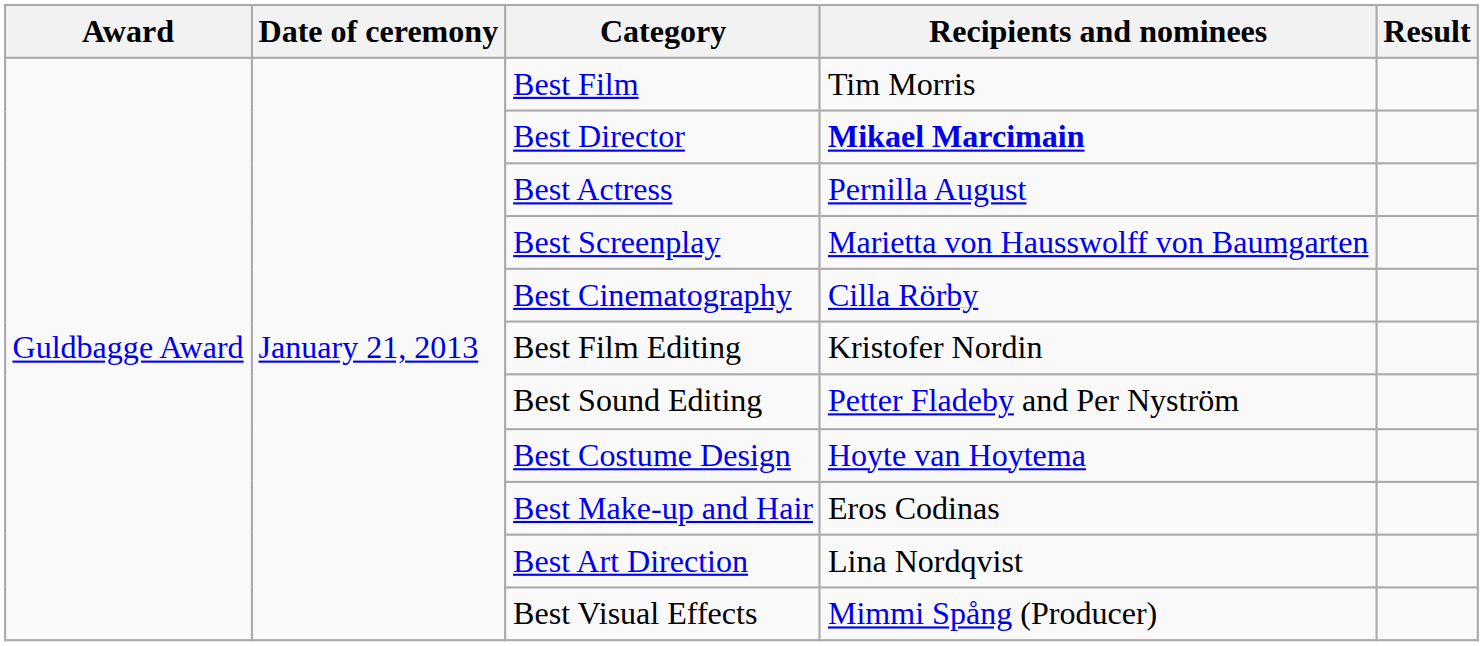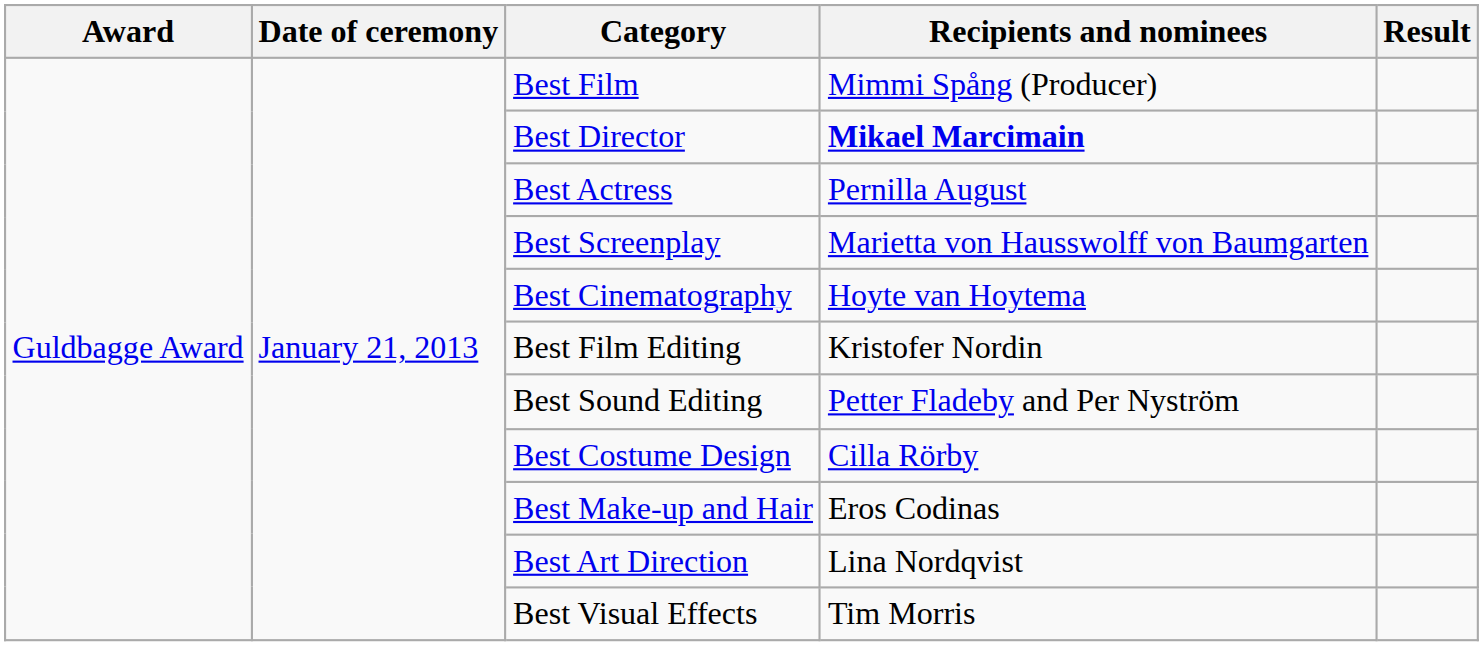(902, 84) Tim Morris -> (993, 84) Mimmi Spång (Producer)
(903, 295) Cilla Rörby -> (957, 295) Hoyte van Hoytema
(957, 454) Hoyte van Hoytema -> (903, 454) Cilla Rörby
(993, 612) Mimmi Spång (Producer) -> (902, 612) Tim Morris
